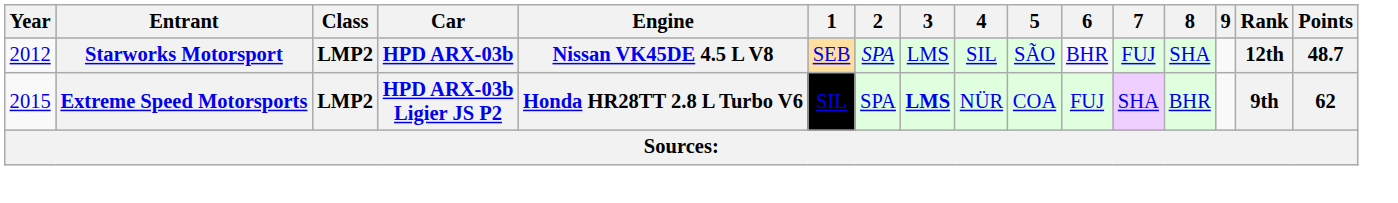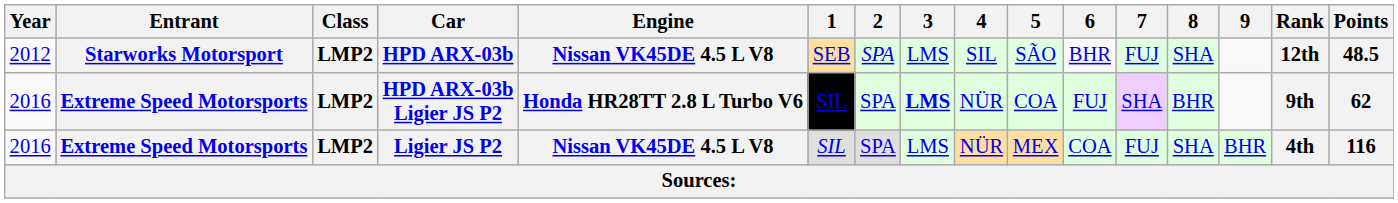(1326, 54) 48.7 -> (1361, 54) 48.5
(30, 100) 2015 -> (30, 100) 2016
+ row: (448, 146)
